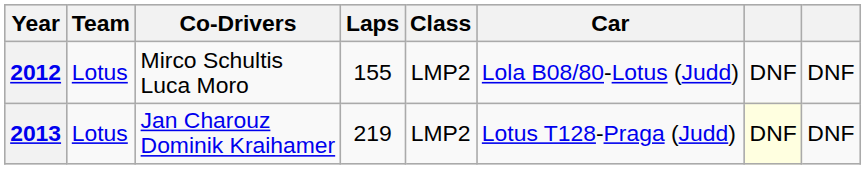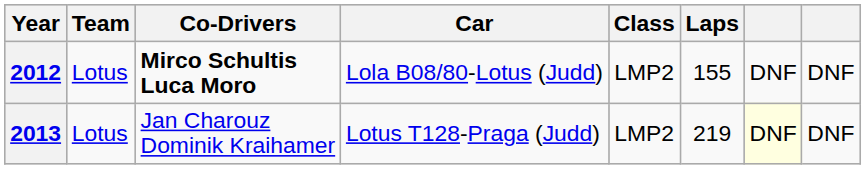columns swapped: (610, 23) <-> (373, 23)
(212, 72) normal -> (219, 72) bold
